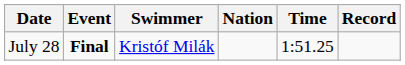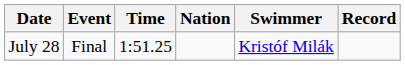columns swapped: (167, 18) <-> (307, 18)
(89, 45) bold -> (89, 45) normal
